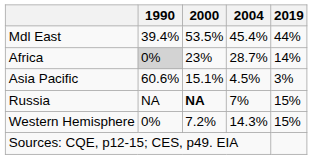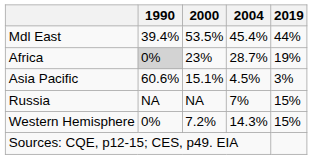(287, 58) 14% -> (287, 58) 19%
(195, 100) bold -> (195, 100) normal
